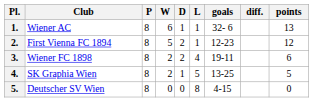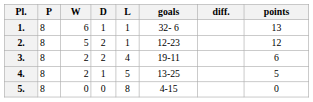- column: (83, 12)
